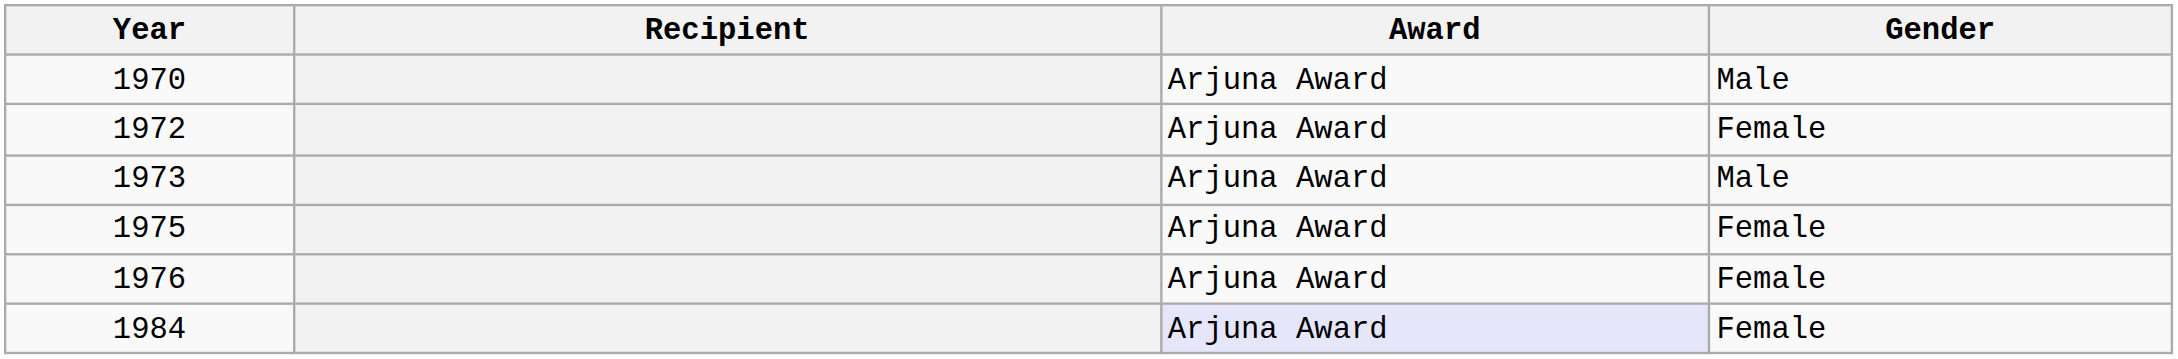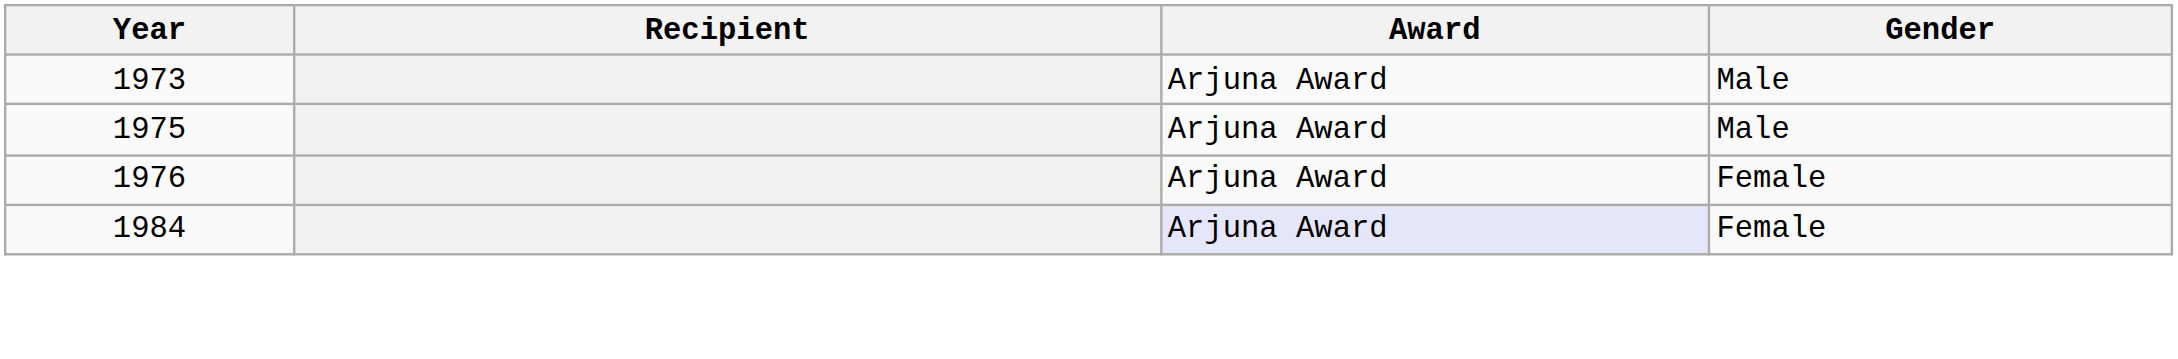- row: (150, 80)
- row: (150, 130)
(1771, 229) Female -> (1753, 130) Male
